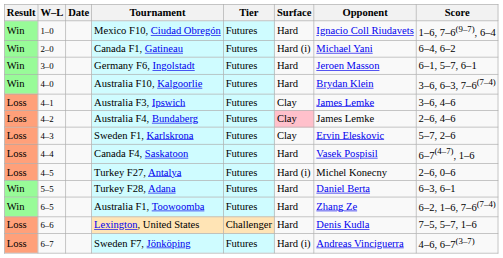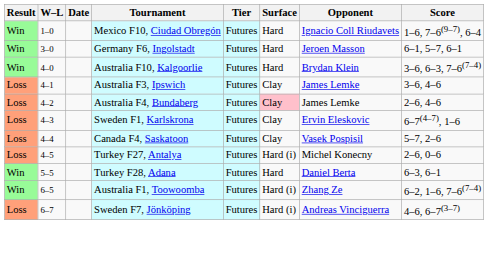- row: (139, 49)
(437, 135) 5–7, 2–6 -> (432, 120) 6–7(4–7), 1–6
(287, 153) Hard -> (272, 138) Clay
(447, 153) 6–7(4–7), 1–6 -> (422, 138) 5–7, 2–6
(287, 207) Hard -> (279, 190) Hard (i)
- row: (147, 225)
